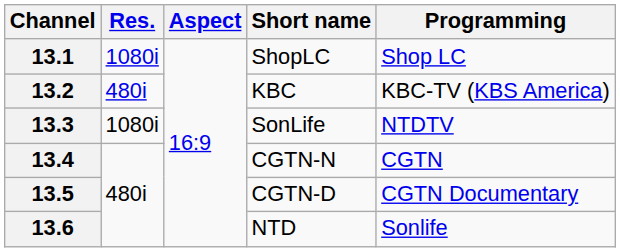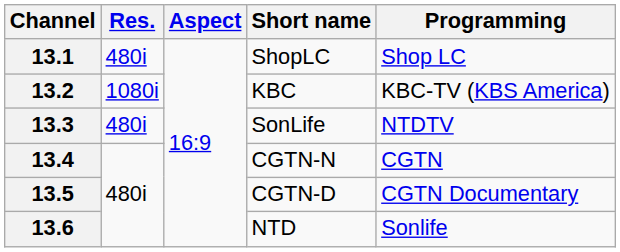(132, 56) 1080i -> (126, 56) 480i
(126, 90) 480i -> (132, 90) 1080i
(132, 125) 1080i -> (126, 125) 480i
